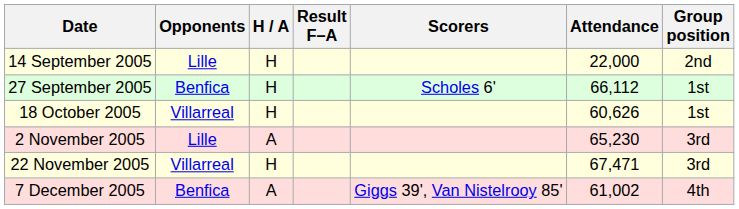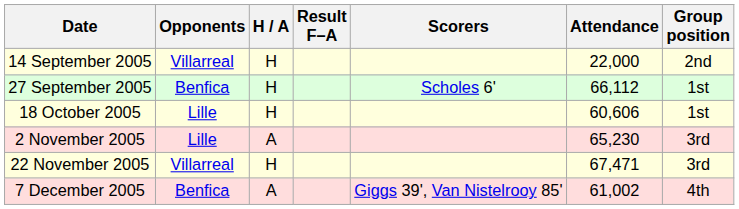(202, 61) Lille -> (202, 61) Villarreal
(202, 113) Villarreal -> (202, 113) Lille
(614, 113) 60,626 -> (614, 113) 60,606
